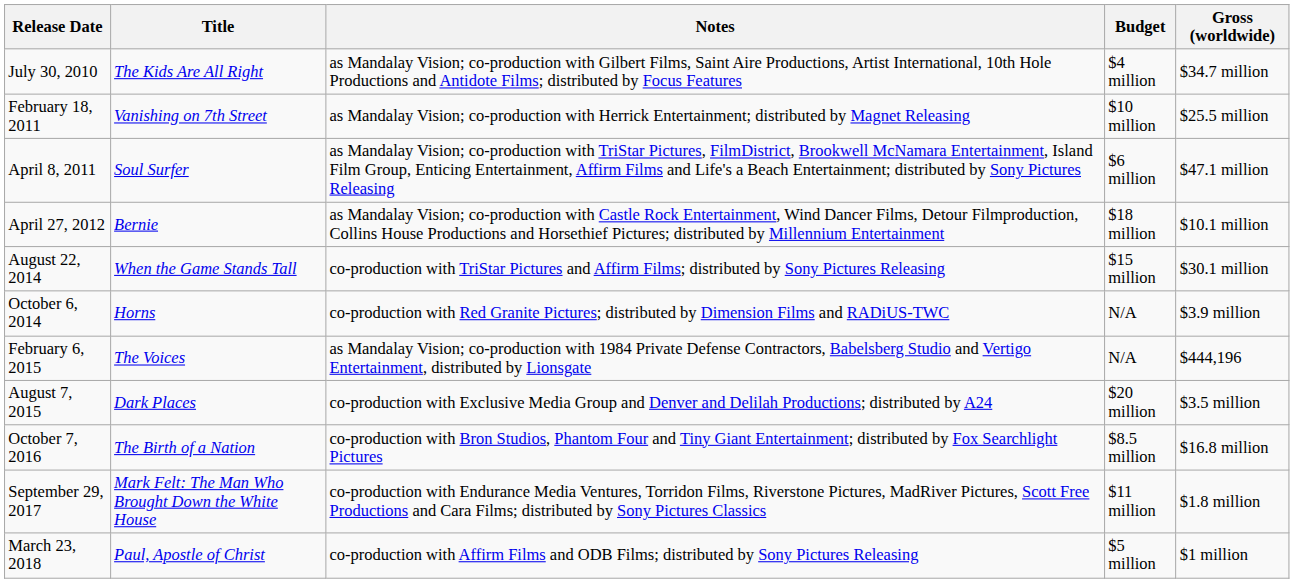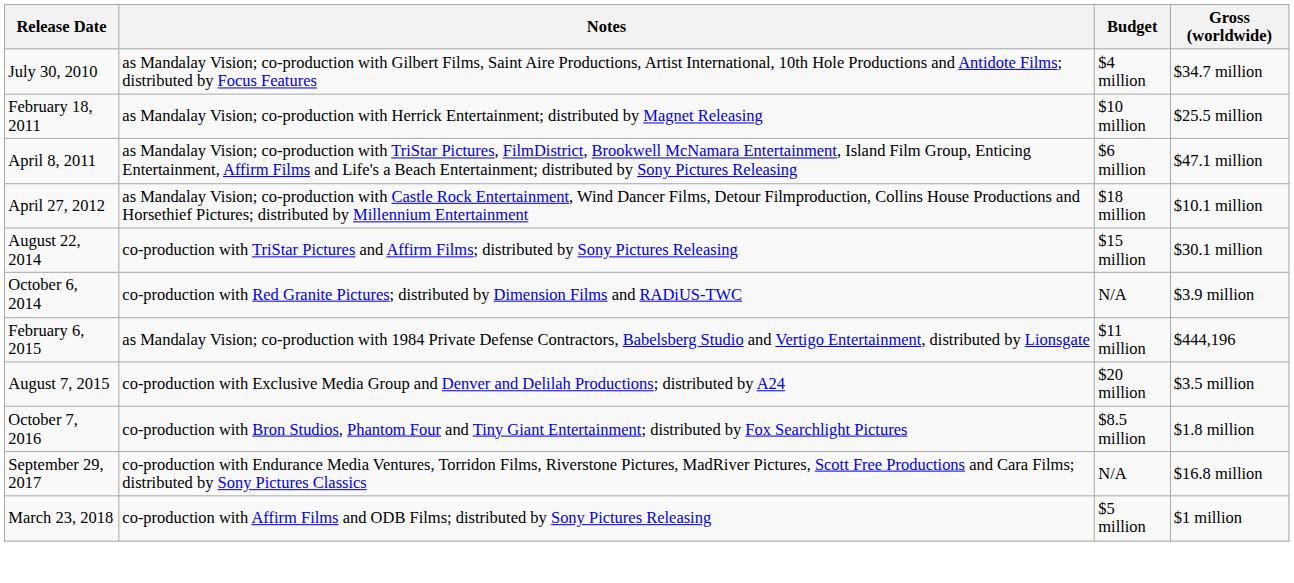- column: (218, 26)
(1122, 358) N/A -> (1122, 339) $11 million
(1224, 447) $16.8 million -> (1214, 428) $1.8 million
(1132, 501) $11 million -> (1112, 473) N/A
(1220, 501) $1.8 million -> (1218, 473) $16.8 million
